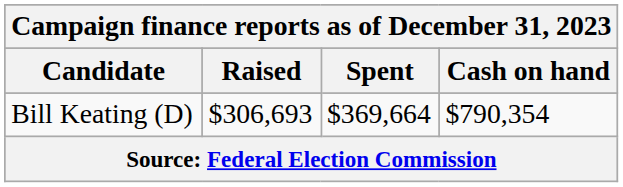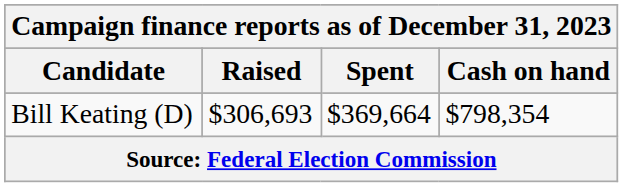(497, 114) $790,354 -> (497, 114) $798,354
